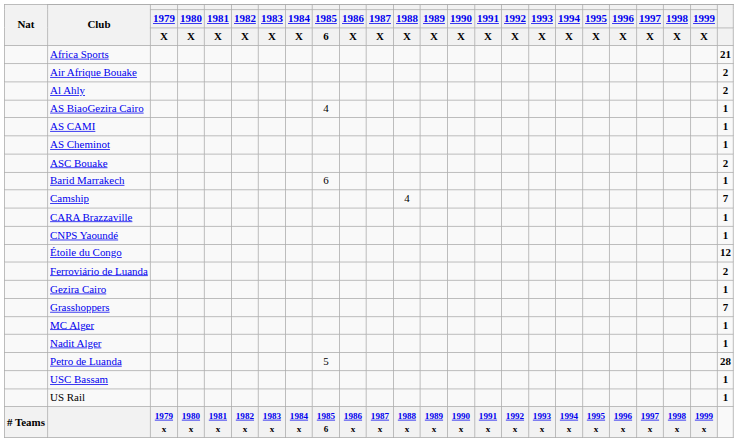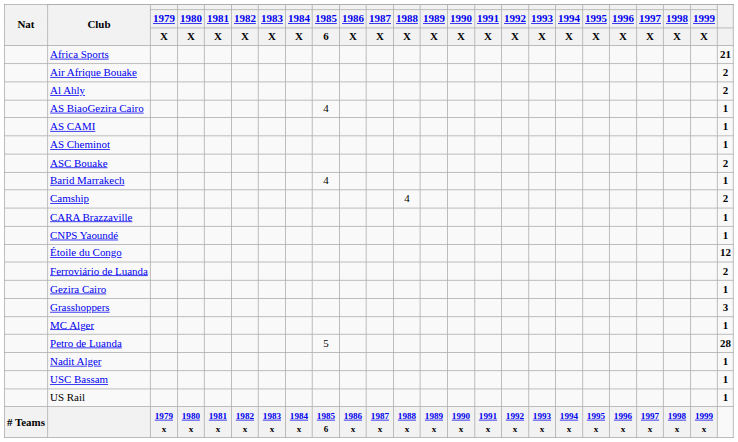(326, 181) 6 -> (326, 181) 4
(726, 199) 7 -> (726, 199) 2
(726, 307) 7 -> (726, 307) 3
rows swapped: (76, 343) <-> (86, 361)
